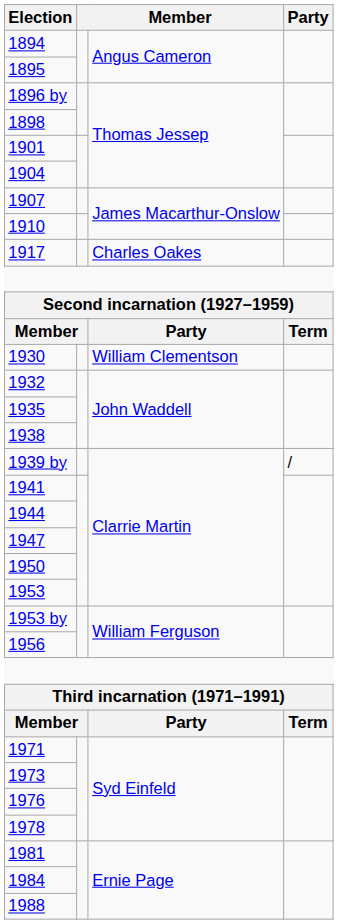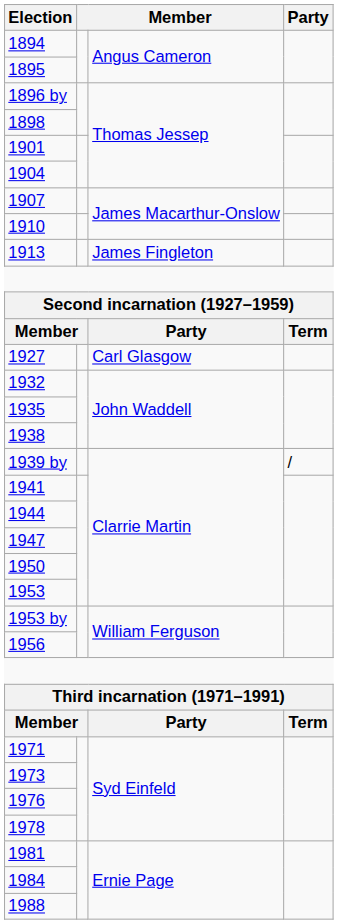+ row: (27, 252)
- row: (27, 252)
+ row: (27, 357)
- row: (27, 357)
